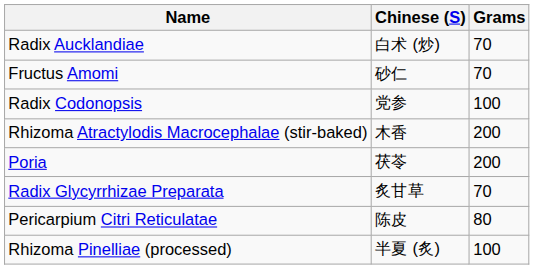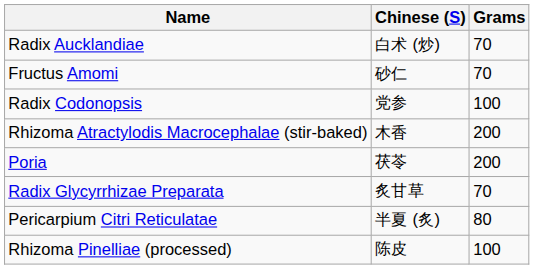(391, 220) 陈皮 -> (407, 220) 半夏 (炙)
(407, 249) 半夏 (炙) -> (391, 249) 陈皮
